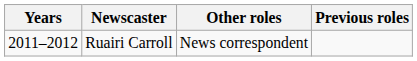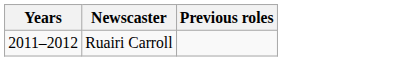- column: (244, 17)
